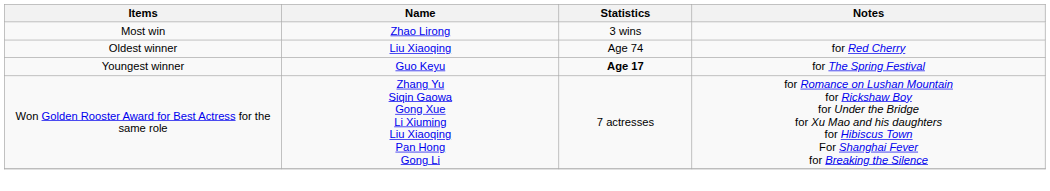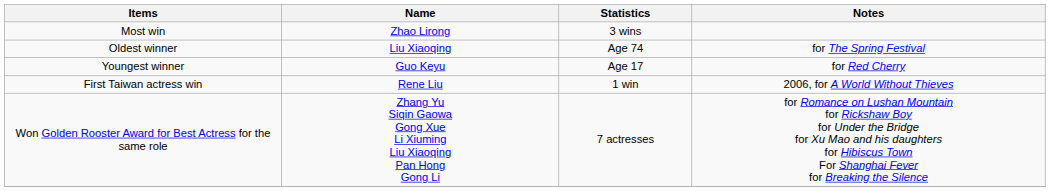(869, 48) for Red Cherry -> (869, 48) for The Spring Festival
(625, 66) bold -> (625, 66) normal
(869, 66) for The Spring Festival -> (869, 66) for Red Cherry
+ row: (143, 84)
